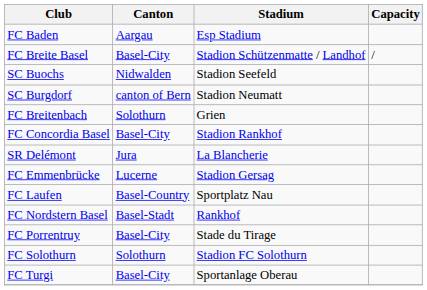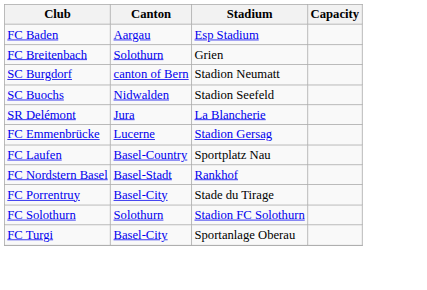- row: (48, 54)
rows swapped: (47, 114) <-> (36, 74)
- row: (59, 134)
